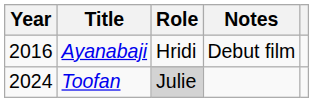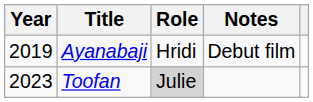(31, 50) 2016 -> (31, 50) 2019
(31, 81) 2024 -> (31, 81) 2023
